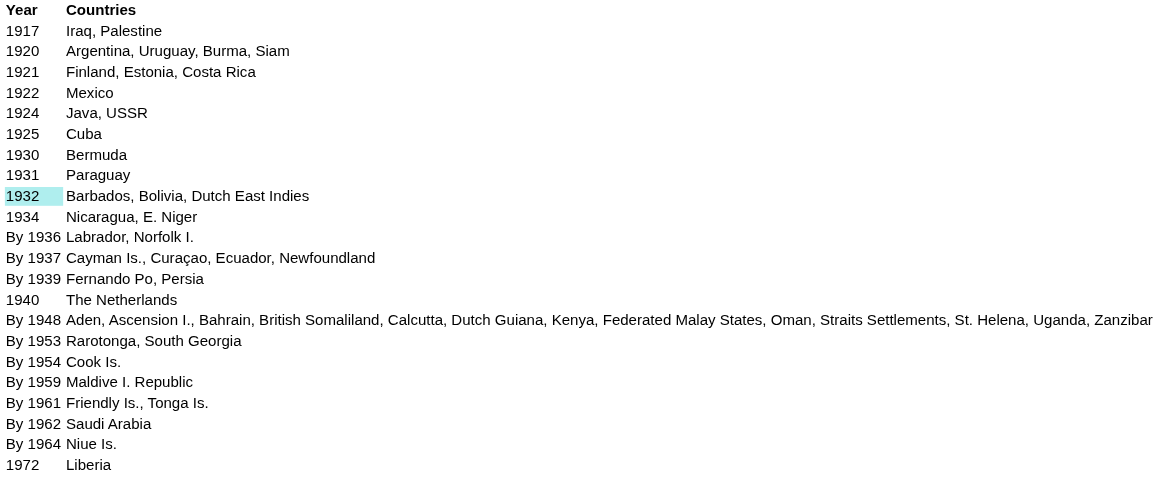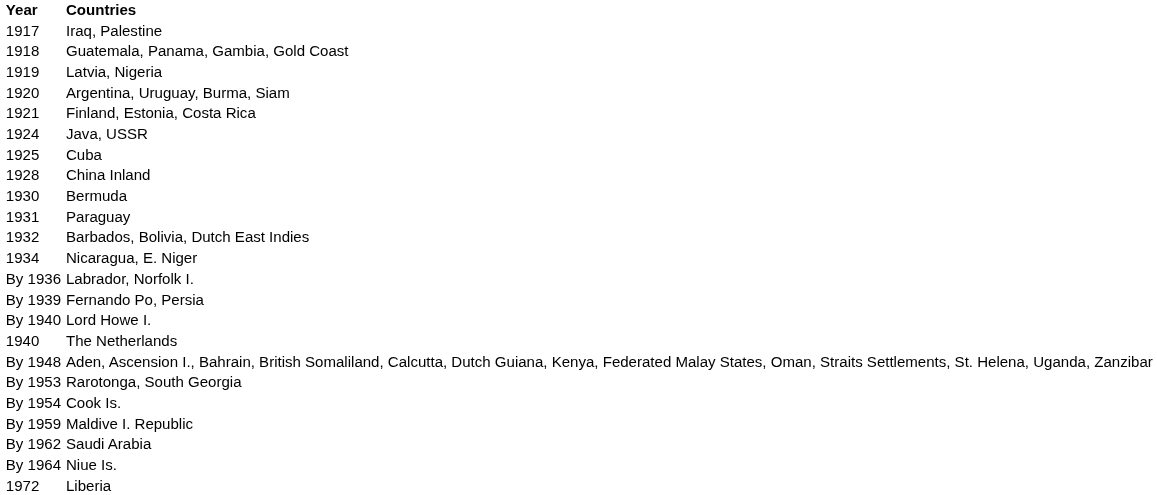+ row: (207, 51)
+ row: (114, 72)
- row: (90, 93)
+ row: (108, 175)
(23, 196) paleturquoise background -> (23, 237) no background
- row: (221, 258)
+ row: (109, 320)
- row: (137, 403)
